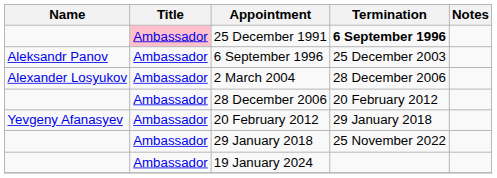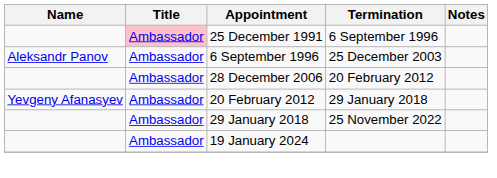(389, 36) bold -> (383, 36) normal
- row: (254, 78)
